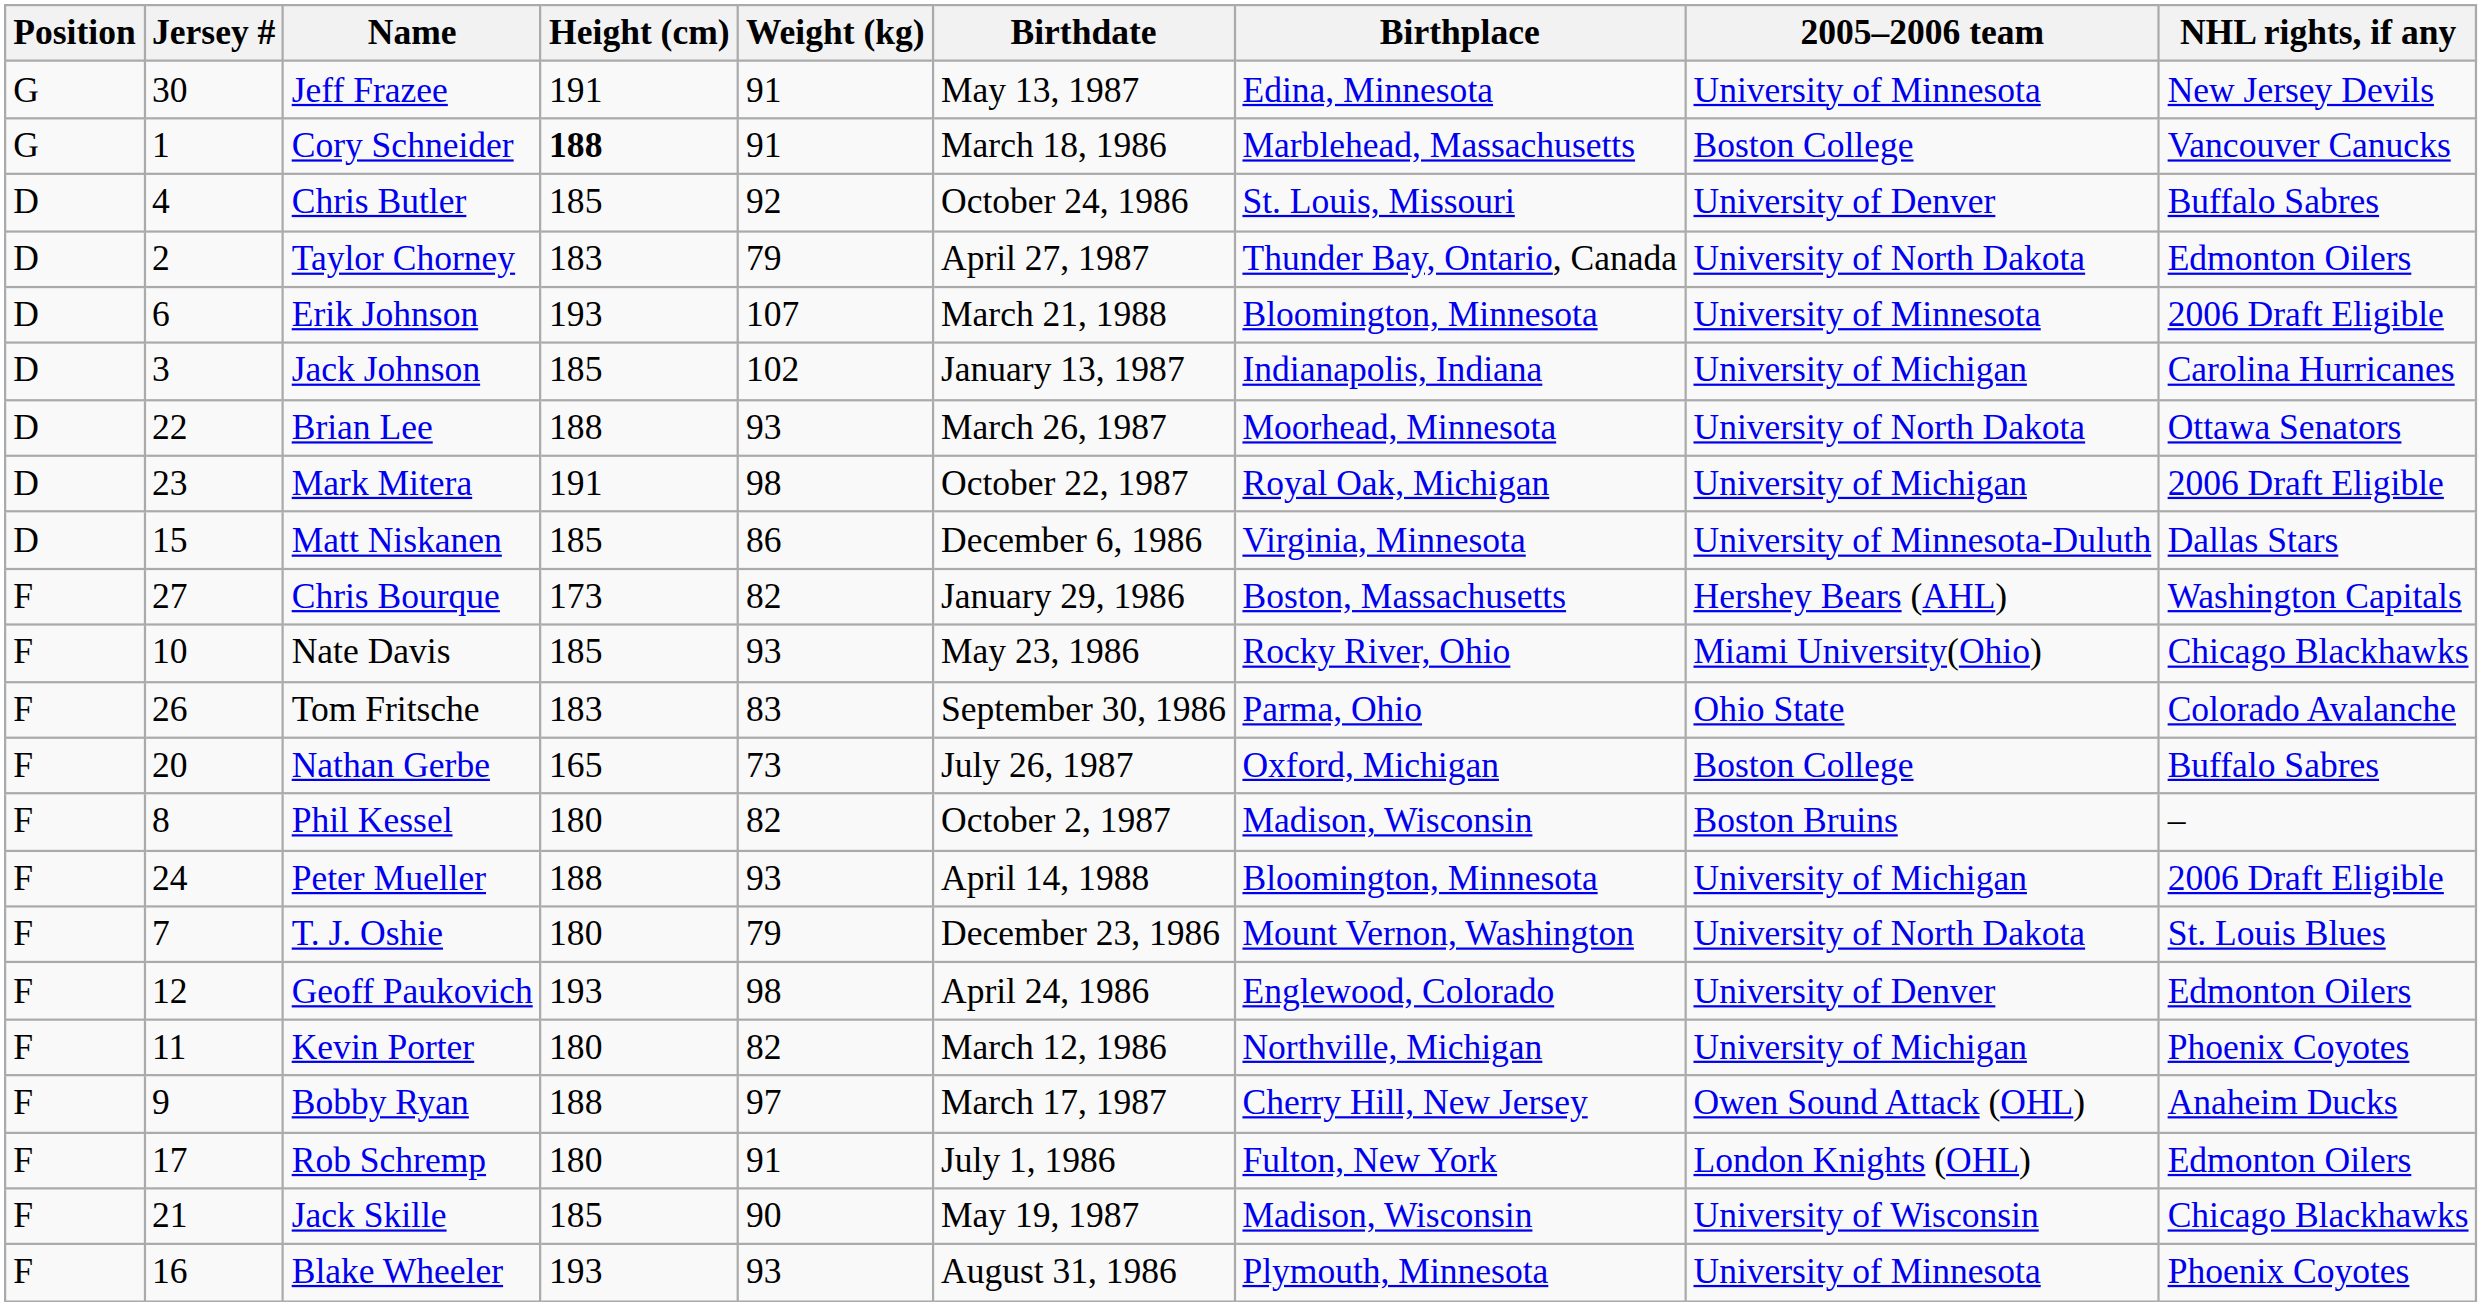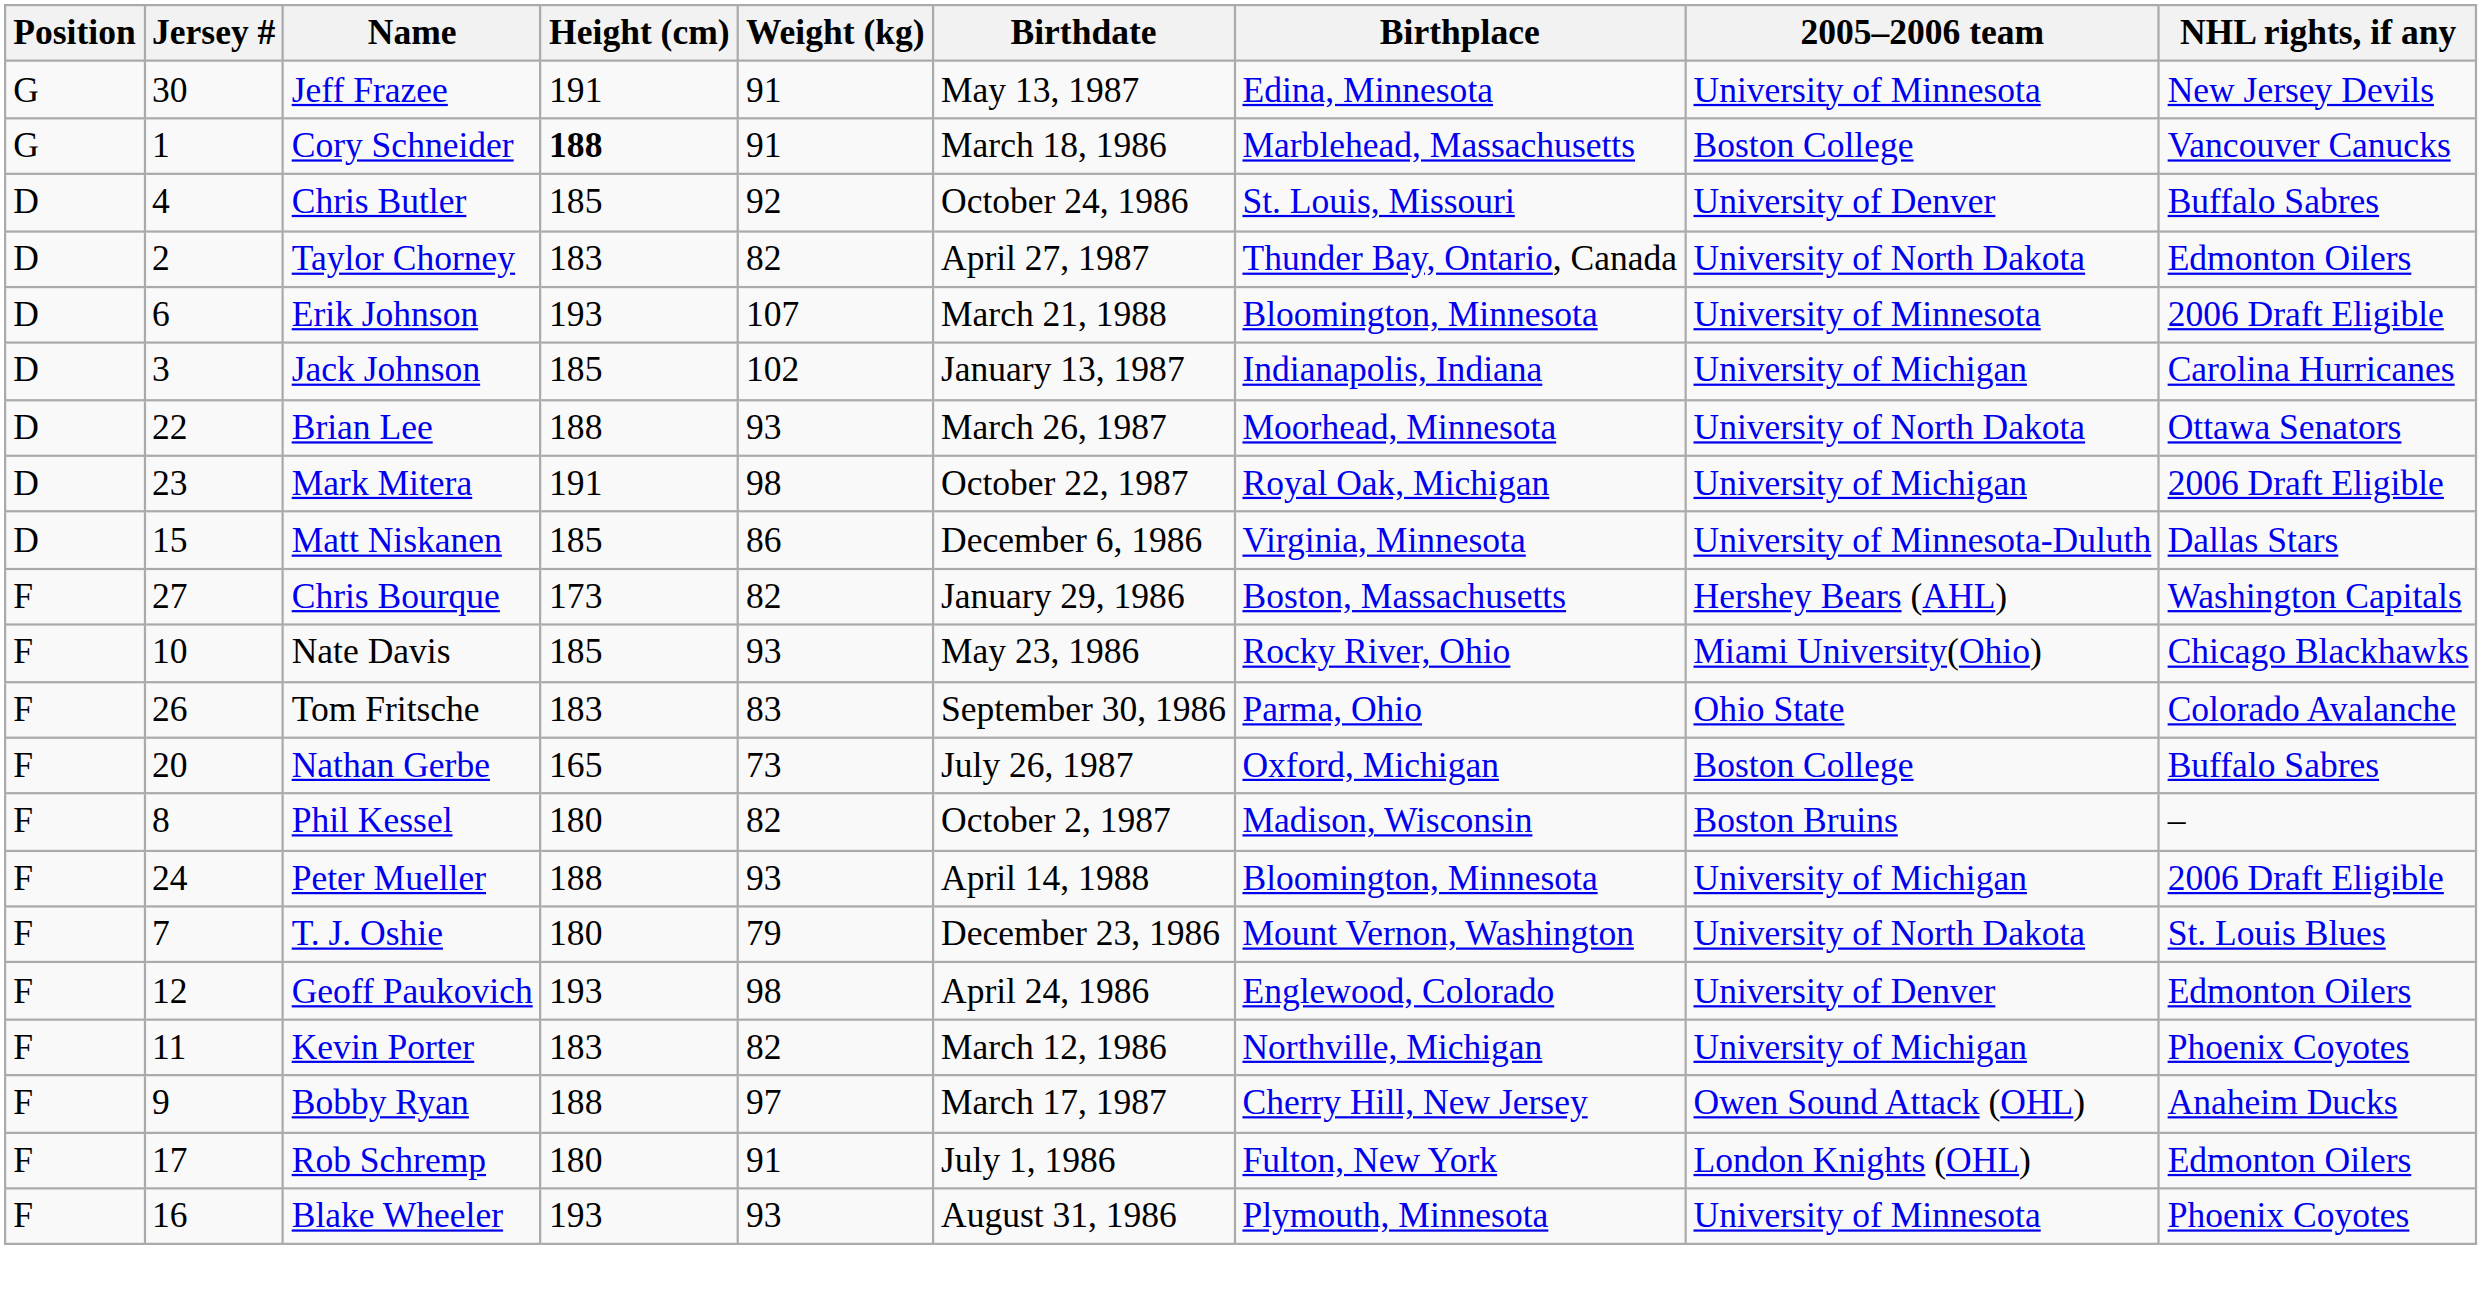(764, 257) 79 -> (764, 257) 82
(576, 1046) 180 -> (576, 1046) 183
- row: (369, 1215)
